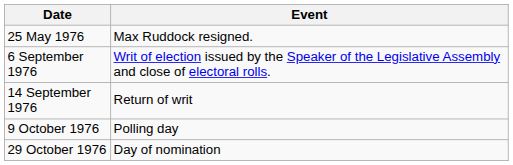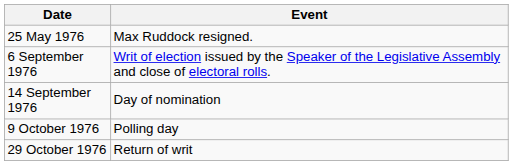(153, 100) Return of writ -> (167, 100) Day of nomination
(167, 150) Day of nomination -> (153, 150) Return of writ
